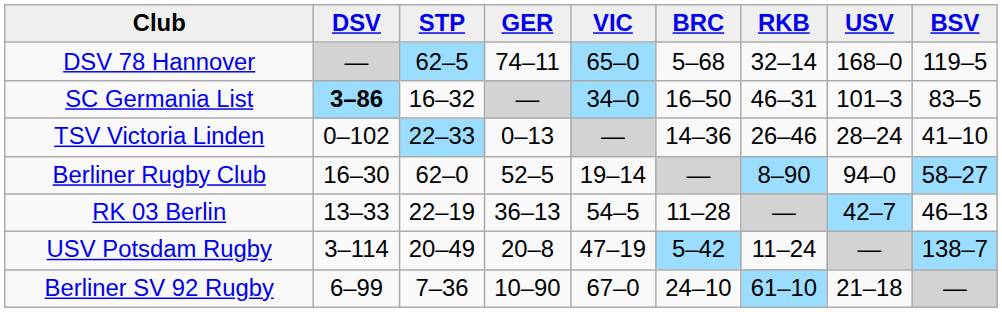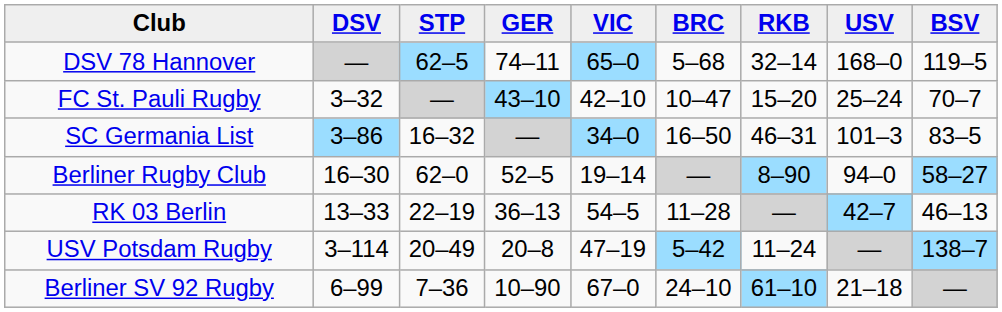+ row: (159, 99)
(356, 99) bold -> (356, 136) normal
- row: (159, 136)
